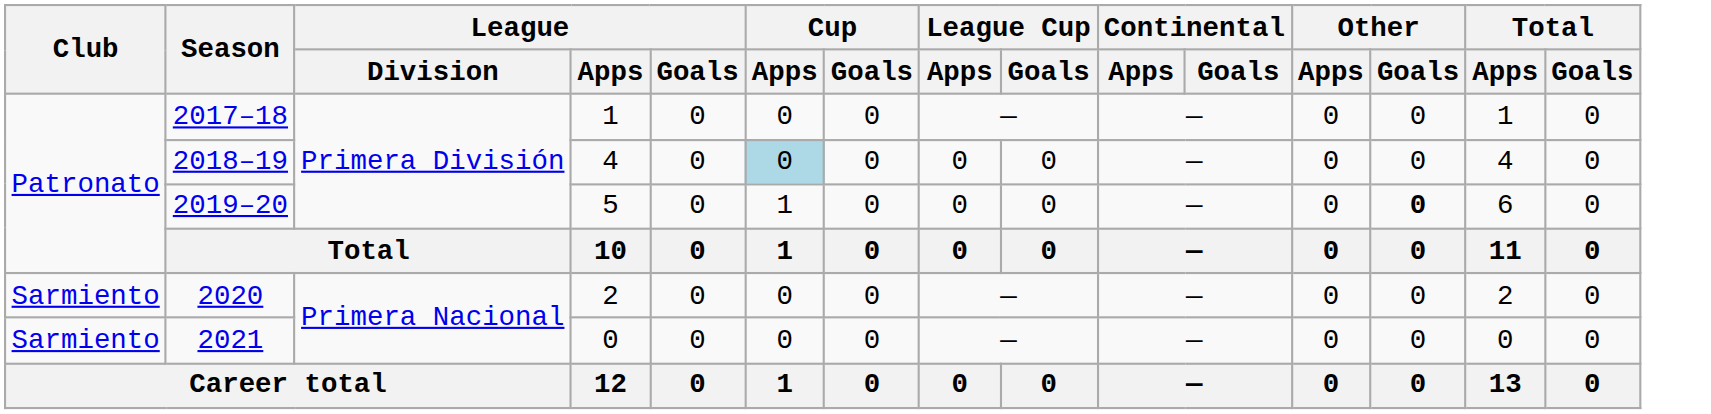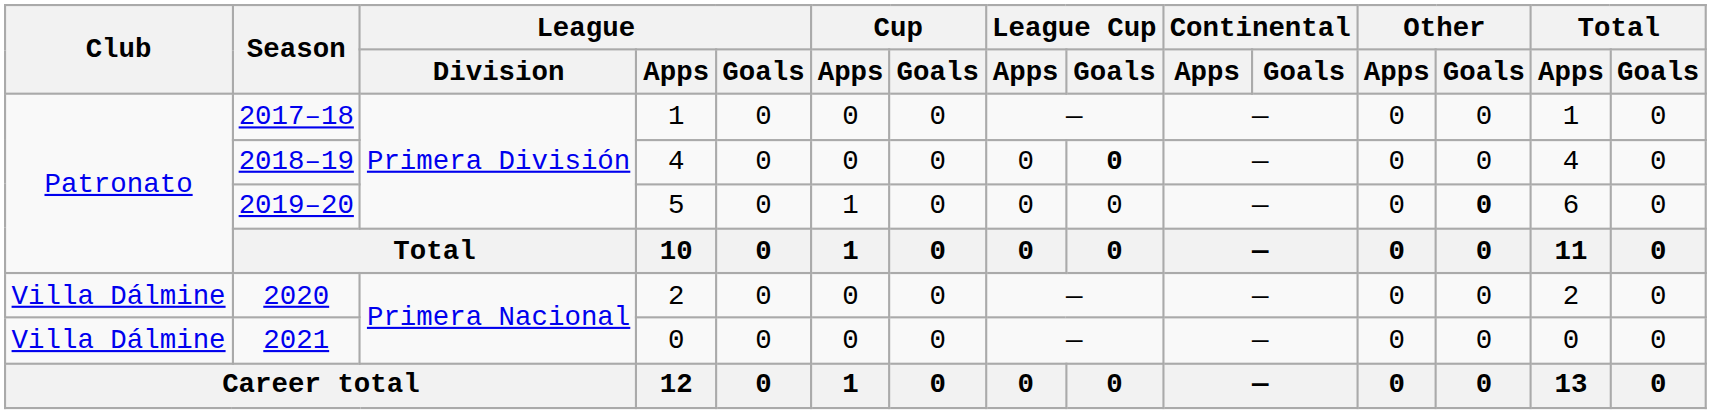(785, 162) lightblue background -> (851, 162) no background
(1049, 162) normal -> (1114, 162) bold
(86, 296) Sarmiento -> (119, 296) Villa Dálmine
(86, 340) Sarmiento -> (119, 340) Villa Dálmine
